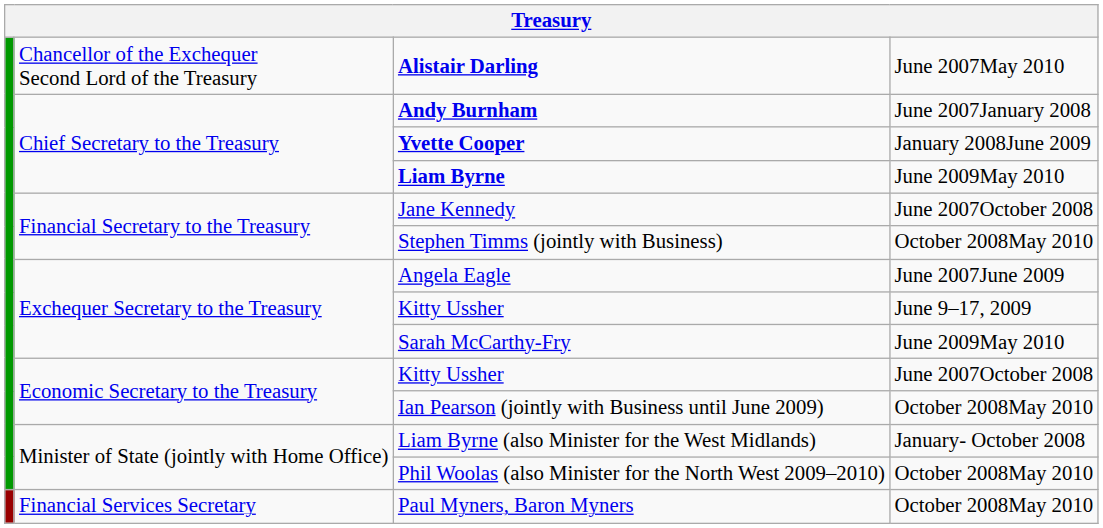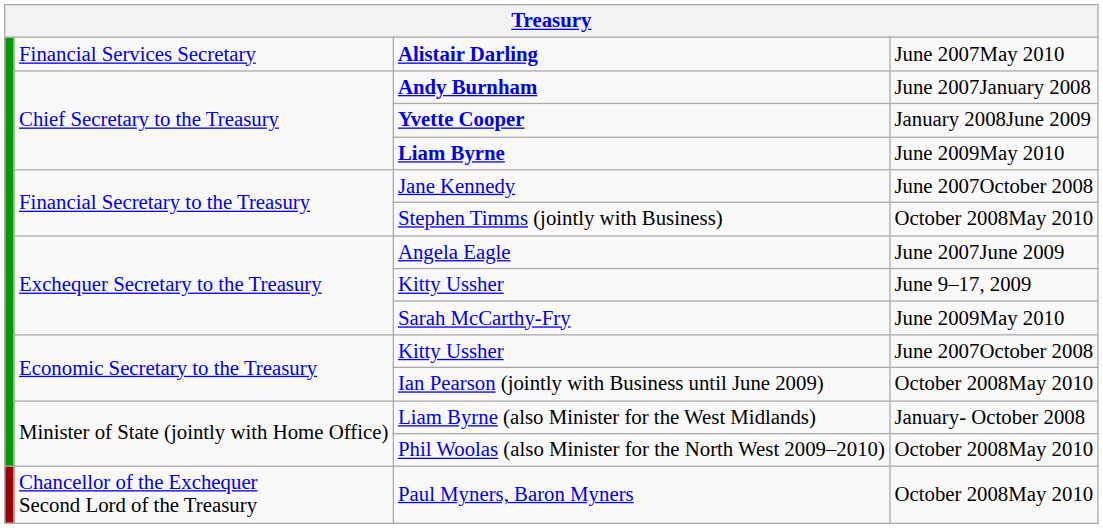(138, 65) Chancellor of the Exchequer Second Lord of the Treasury -> (137, 53) Financial Services Secretary
(137, 506) Financial Services Secretary -> (138, 494) Chancellor of the Exchequer Second Lord of the Treasury
